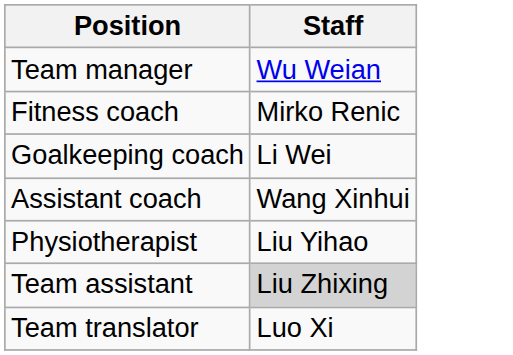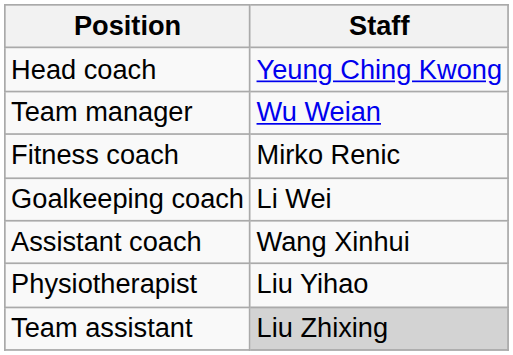+ row: (84, 69)
- row: (105, 328)
